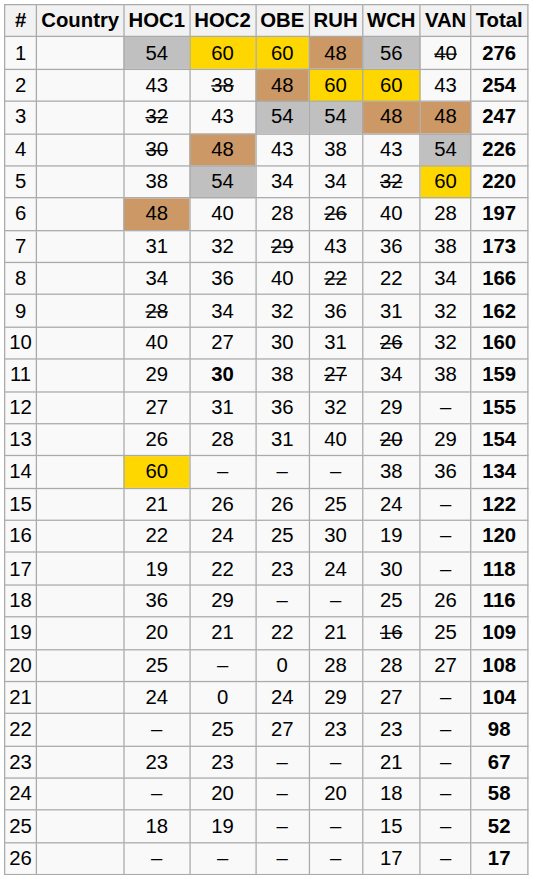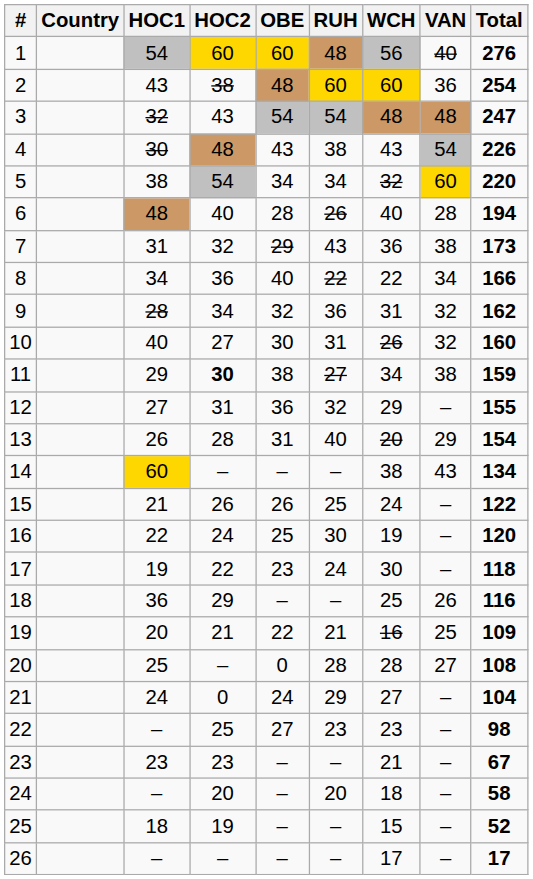(446, 85) 43 -> (446, 85) 36
(499, 213) 197 -> (499, 213) 194
(446, 471) 36 -> (446, 471) 43
